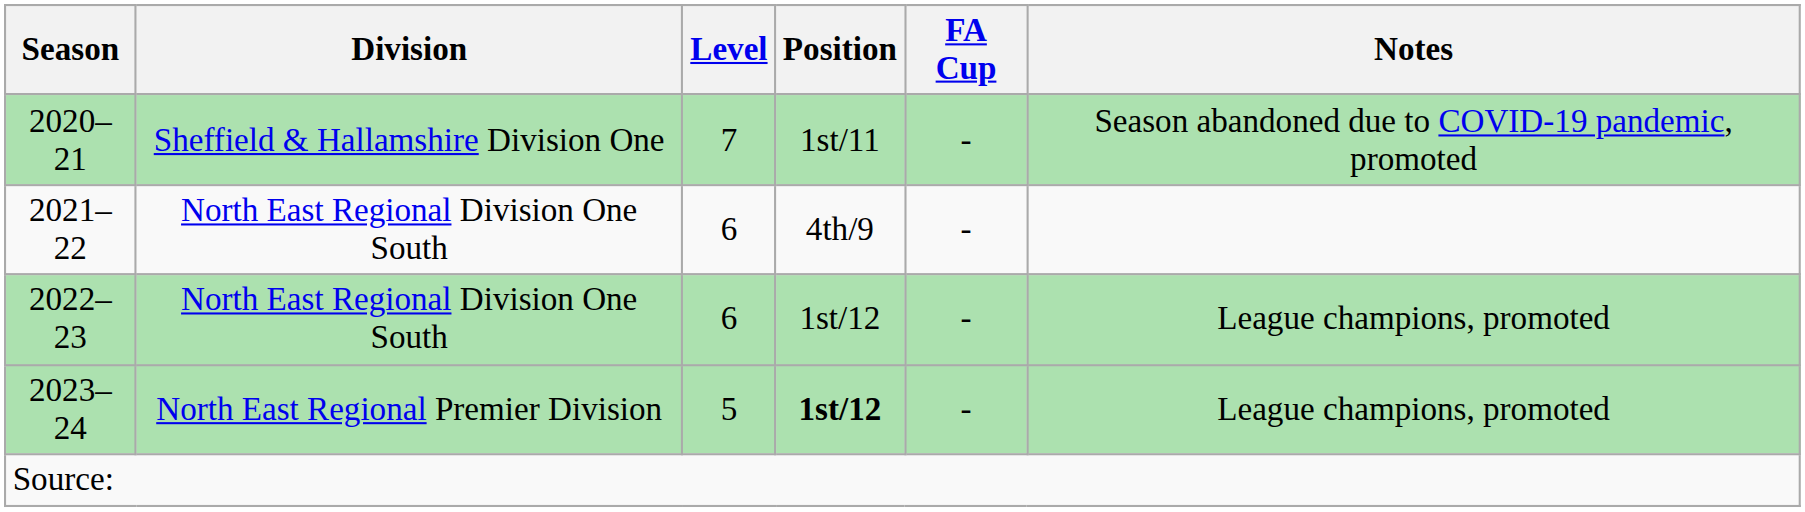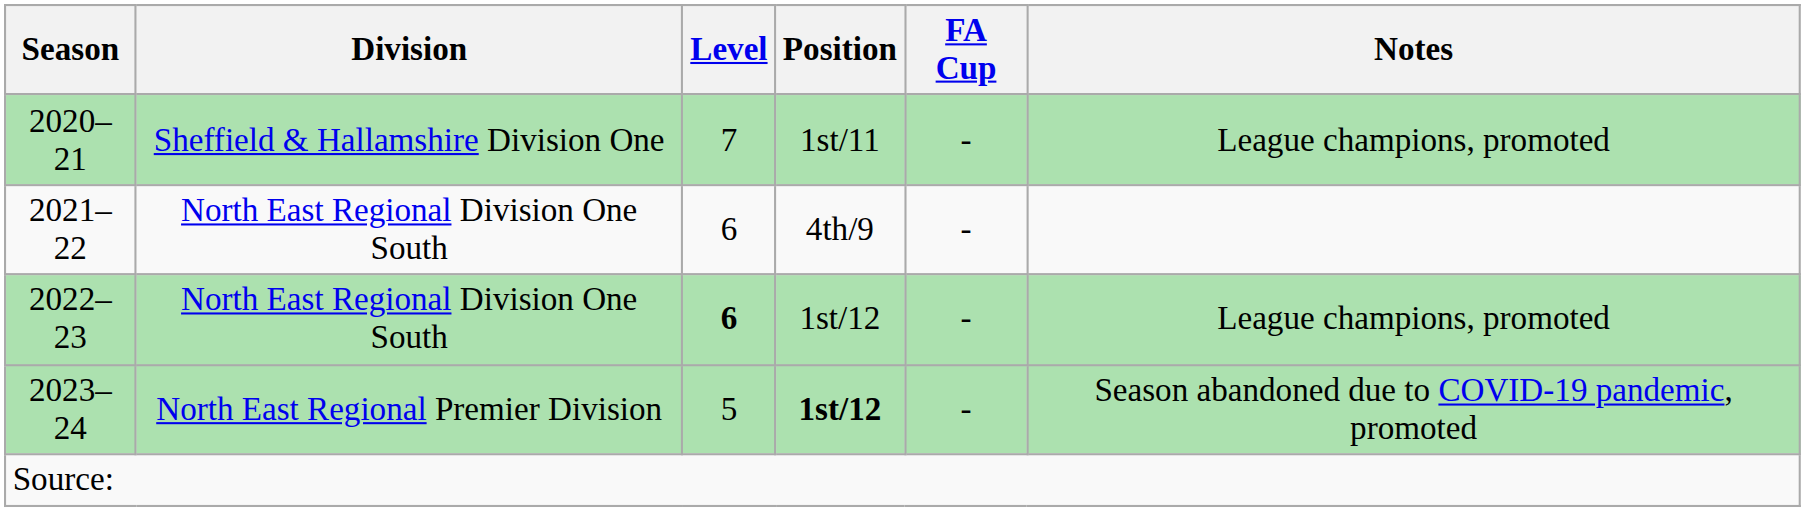(1414, 139) Season abandoned due to COVID-19 pandemic, promoted -> (1414, 139) League champions, promoted
(729, 318) normal -> (729, 318) bold
(1414, 408) League champions, promoted -> (1414, 408) Season abandoned due to COVID-19 pandemic, promoted
